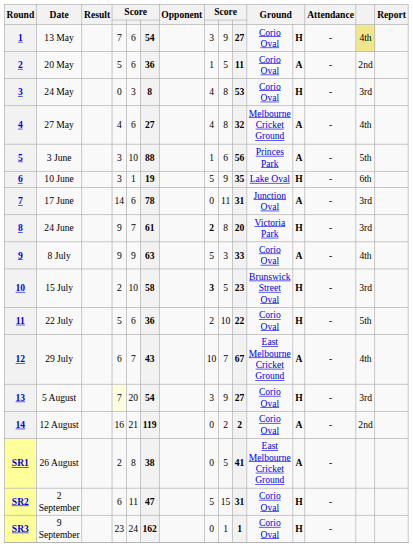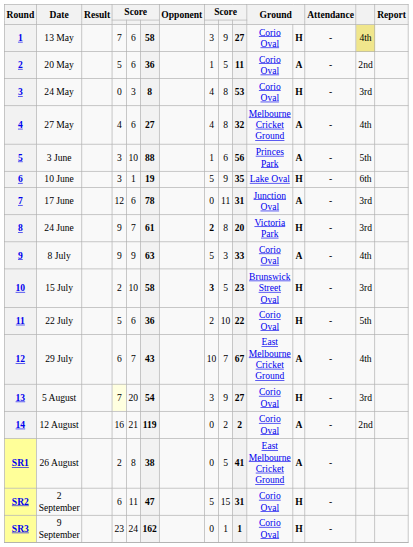(150, 38) 54 -> (150, 38) 58
(119, 201) 14 -> (119, 201) 12
